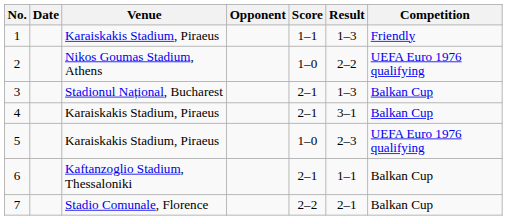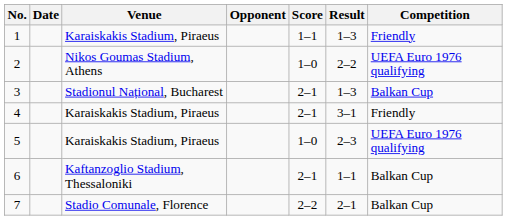(402, 112) Balkan Cup -> (393, 112) Friendly
